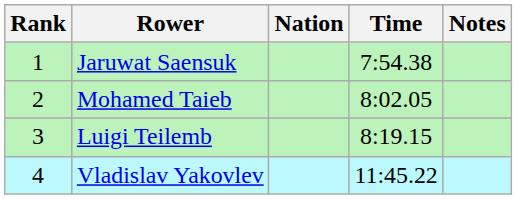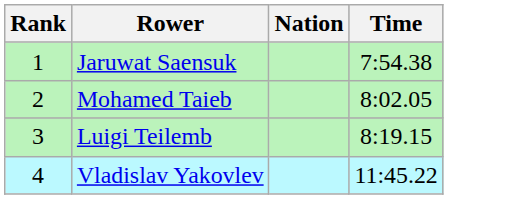- column: (477, 23)
